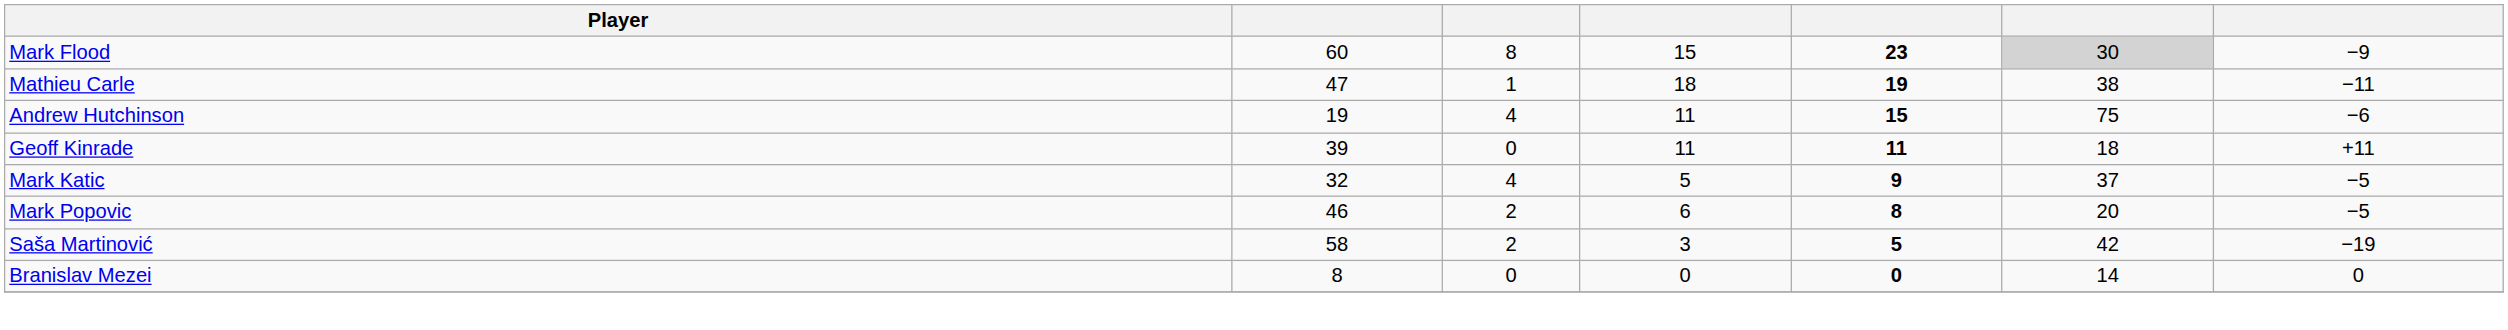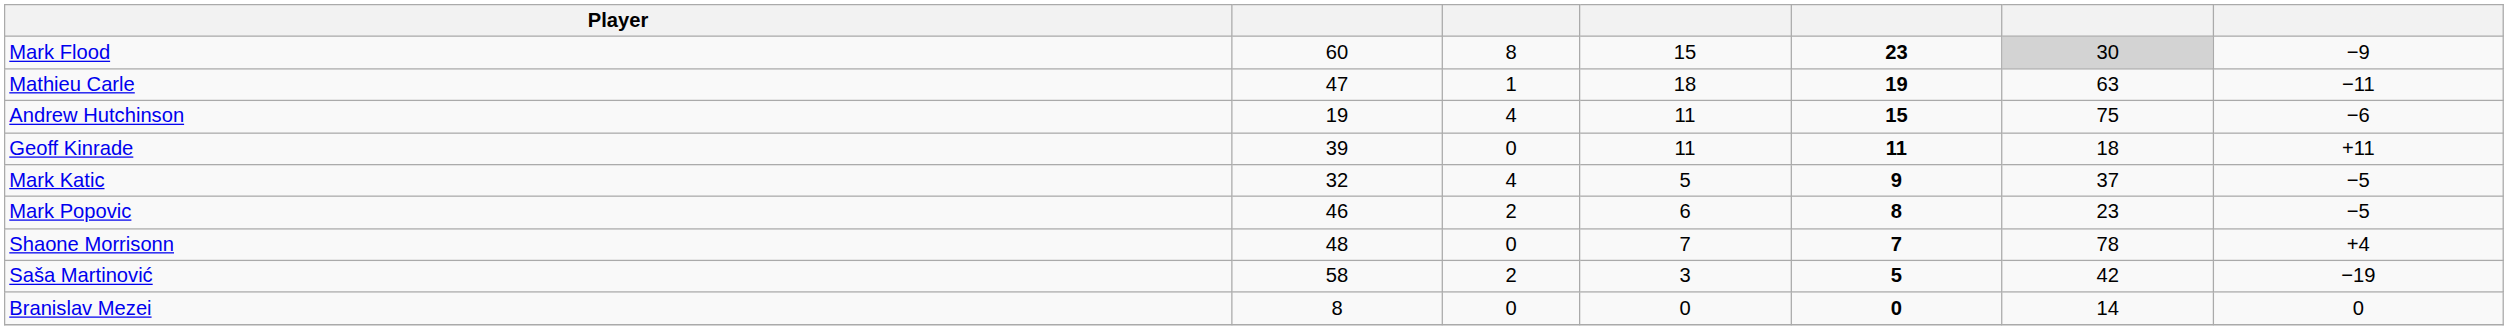(2108, 84) 38 -> (2108, 84) 63
(2108, 212) 20 -> (2108, 212) 23
+ row: (92, 244)
